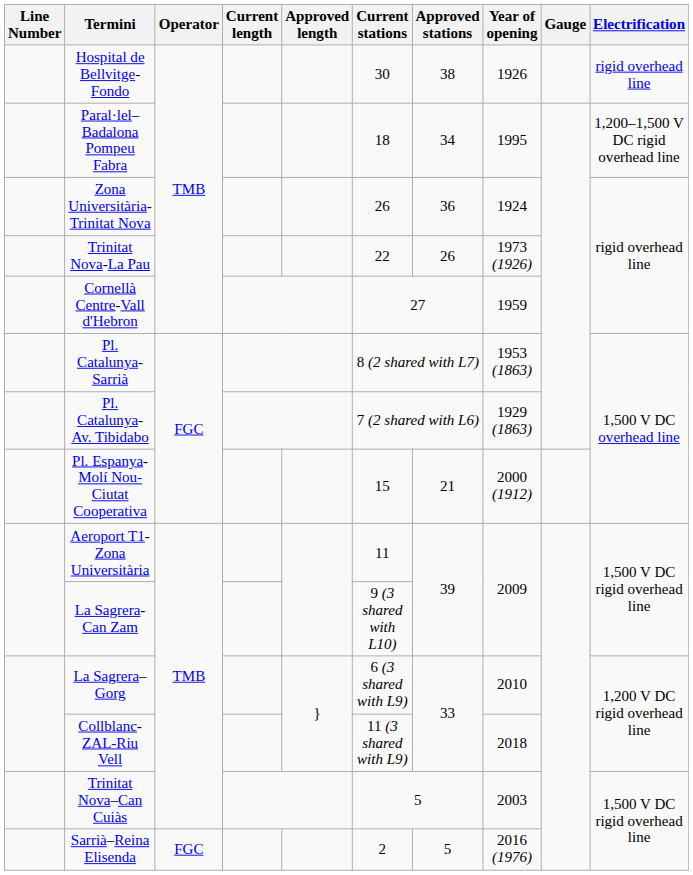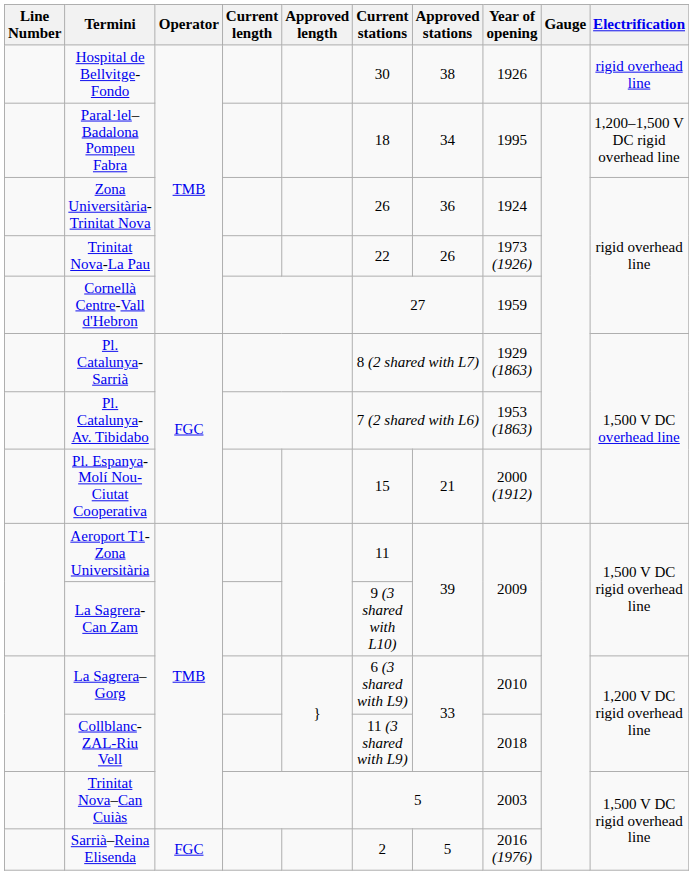(512, 362) 1953 (1863) -> (512, 362) 1929 (1863)
(512, 420) 1929 (1863) -> (512, 420) 1953 (1863)
